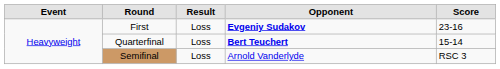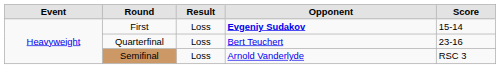(451, 26) 23-16 -> (451, 26) 15-14
(258, 41) bold -> (255, 41) normal
(451, 41) 15-14 -> (451, 41) 23-16
